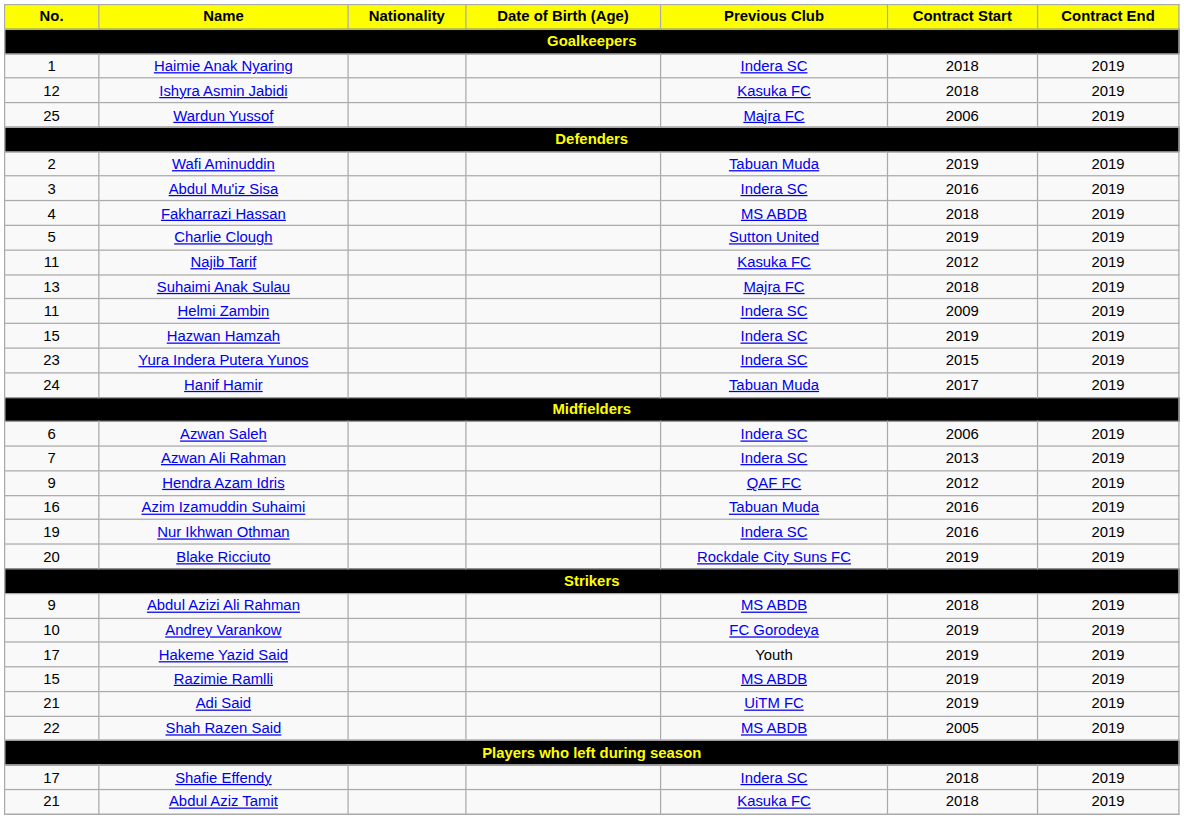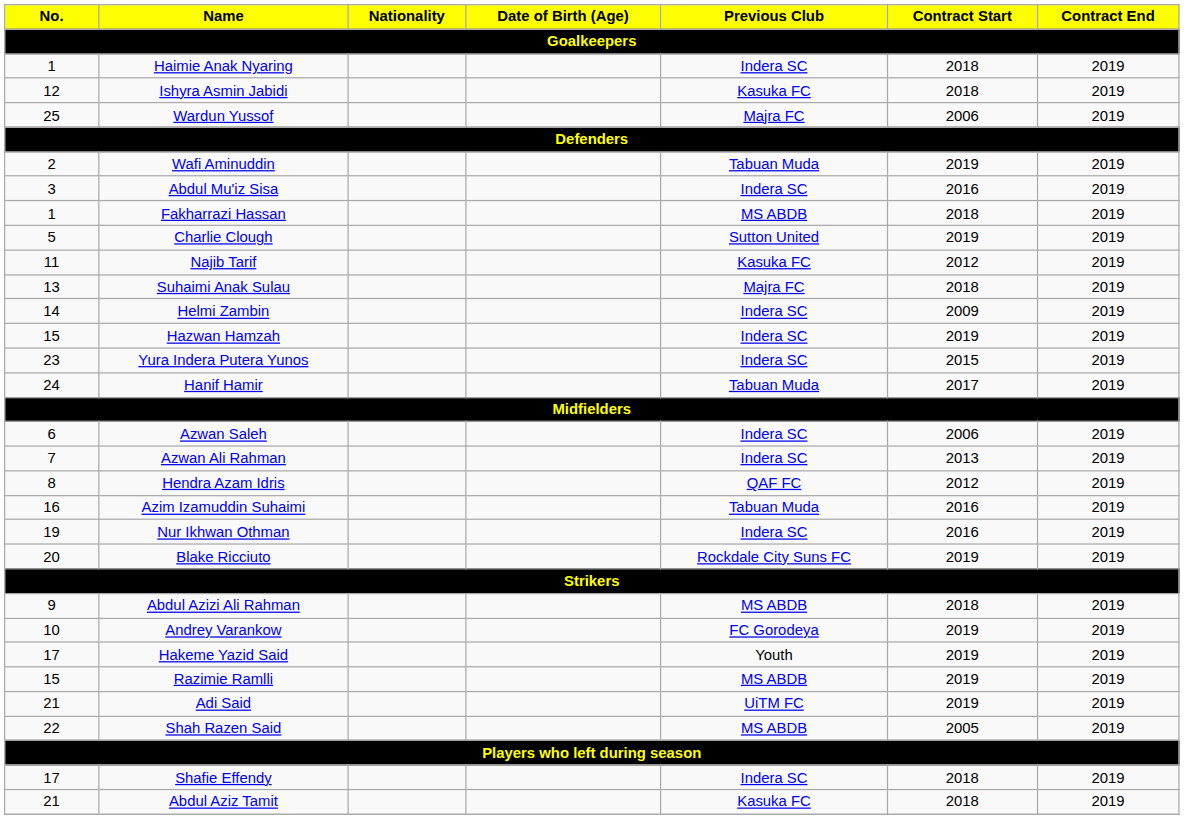(52, 213) 4 -> (52, 213) 1
(52, 311) 11 -> (52, 311) 14
(52, 483) 9 -> (52, 483) 8
